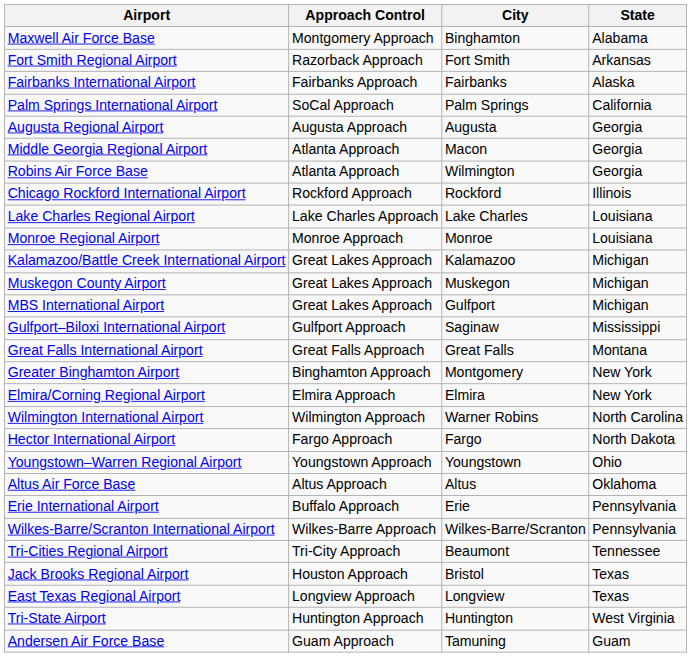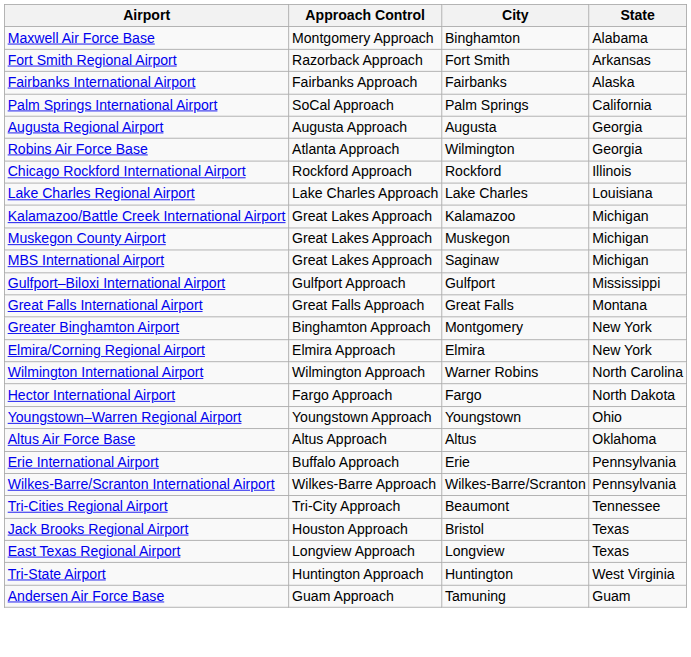- row: (107, 149)
- row: (84, 238)
(470, 305) Gulfport -> (472, 261) Saginaw
(472, 328) Saginaw -> (470, 283) Gulfport
